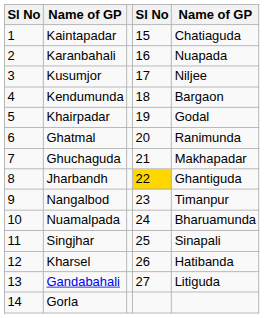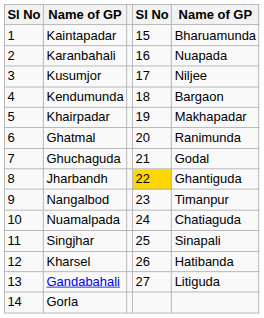(208, 35) Chatiaguda -> (215, 35) Bharuamunda
(192, 117) Godal -> (211, 117) Makhapadar
(211, 158) Makhapadar -> (192, 158) Godal
(215, 220) Bharuamunda -> (208, 220) Chatiaguda
